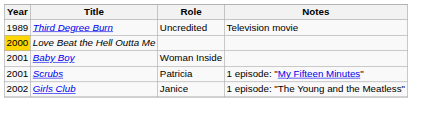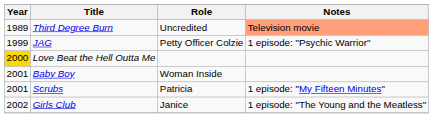(262, 27) no background -> (284, 27) lightsalmon background
+ row: (42, 43)
